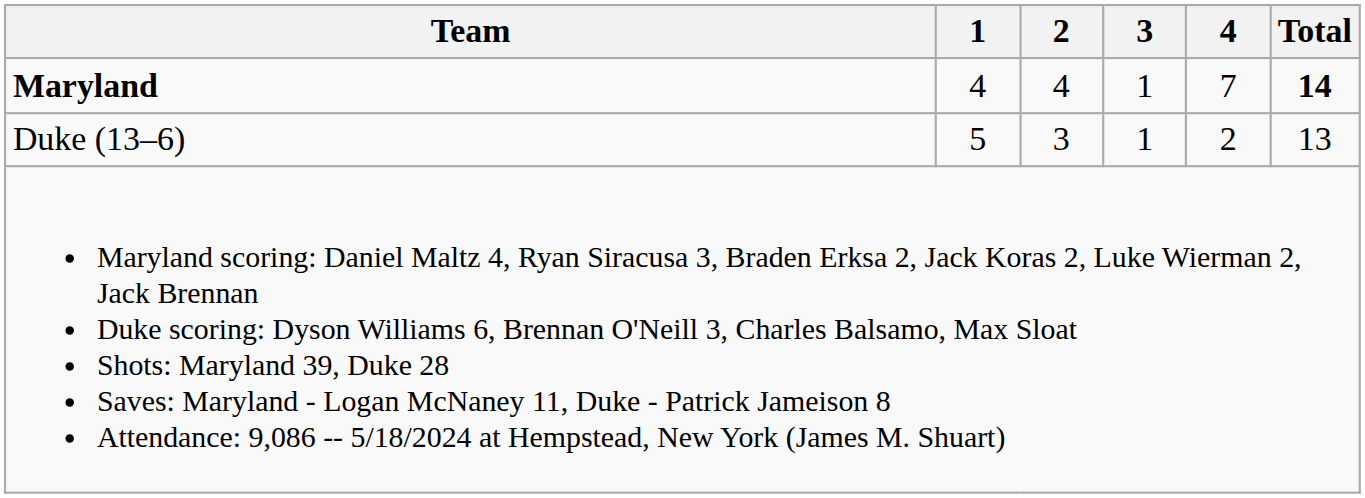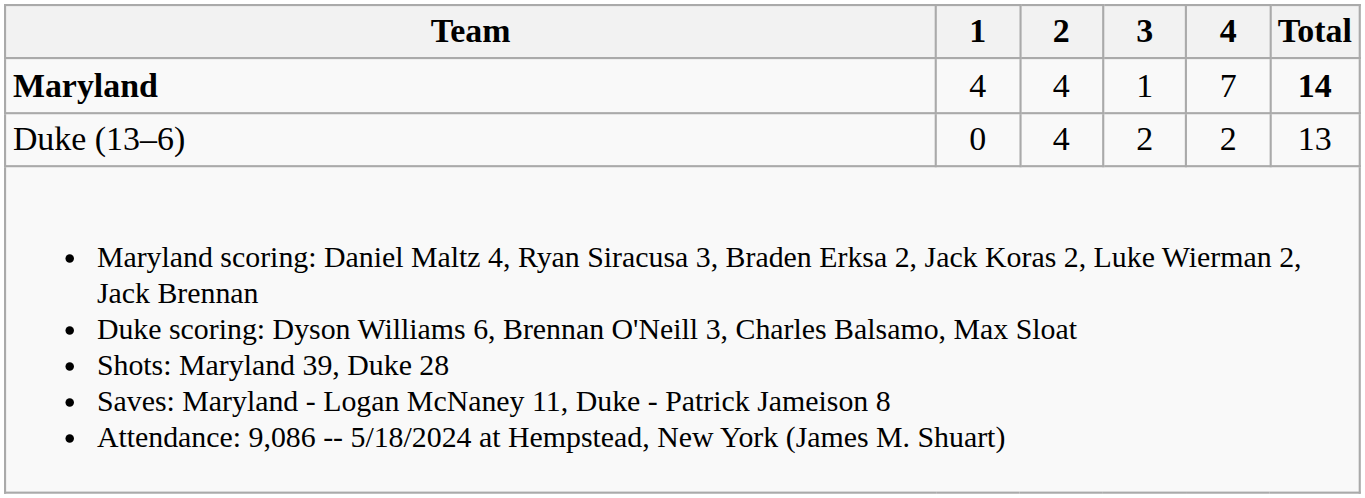(978, 138) 5 -> (978, 138) 0
(1061, 138) 3 -> (1061, 138) 4
(1145, 138) 1 -> (1145, 138) 2
